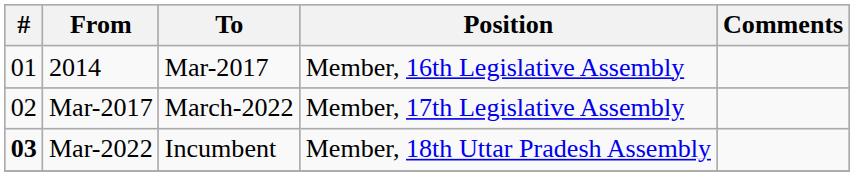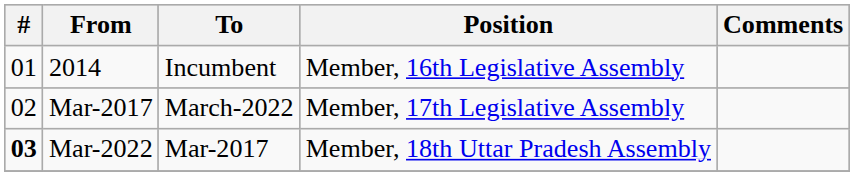(217, 66) Mar-2017 -> (220, 66) Incumbent
(220, 149) Incumbent -> (217, 149) Mar-2017
